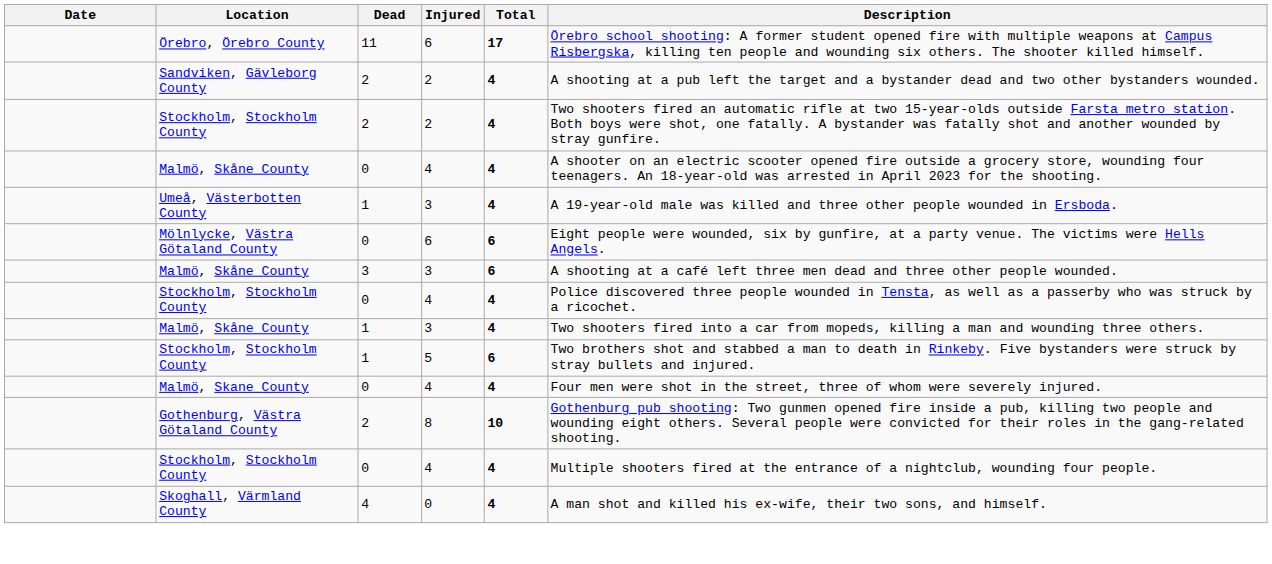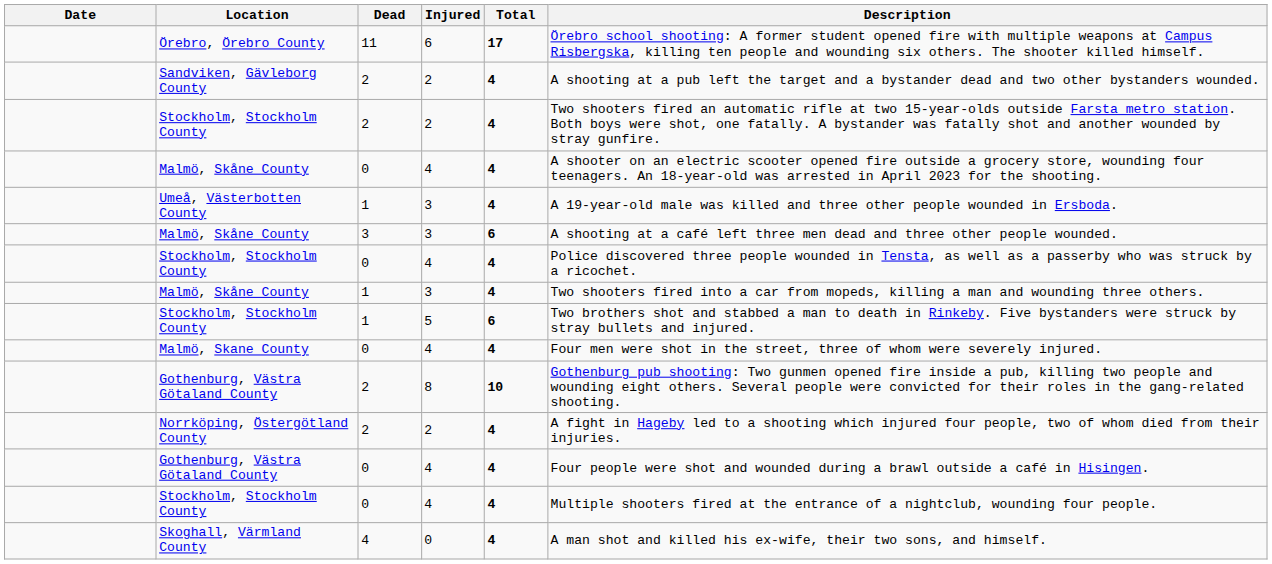- row: (226, 242)
+ row: (254, 431)
+ row: (230, 468)
